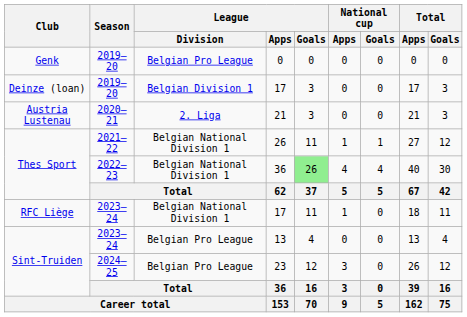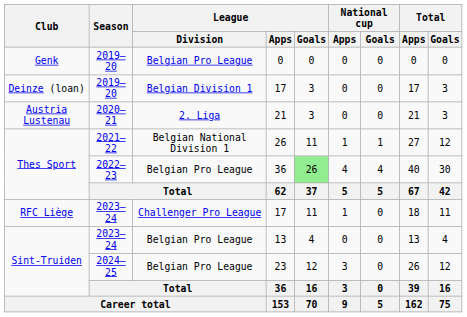(200, 170) Belgian National Division 1 -> (200, 170) Belgian Pro League
(200, 213) Belgian National Division 1 -> (200, 213) Challenger Pro League
